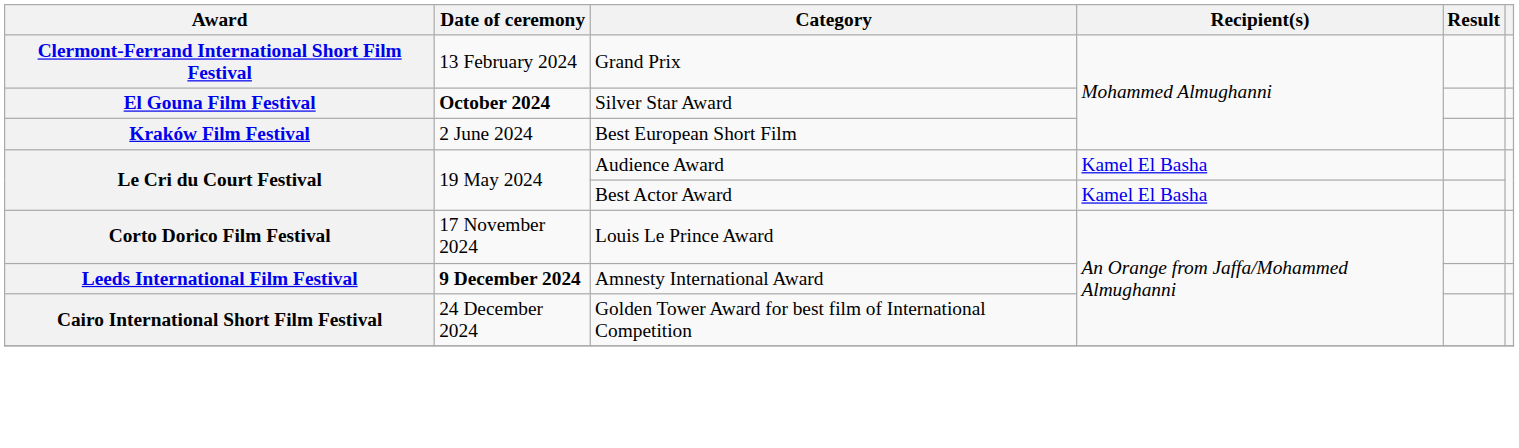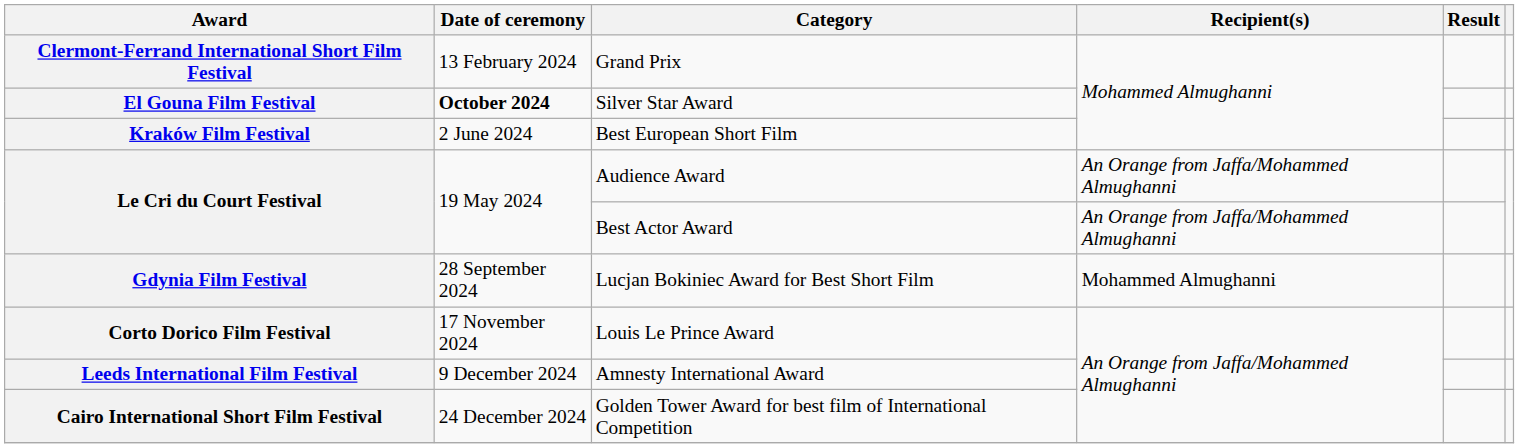(1144, 164) Kamel El Basha -> (1215, 175) An Orange from Jaffa/Mohammed Almughanni
(1144, 195) Kamel El Basha -> (1215, 227) An Orange from Jaffa/Mohammed Almughanni
+ row: (765, 280)
(510, 278) bold -> (508, 374) normal
